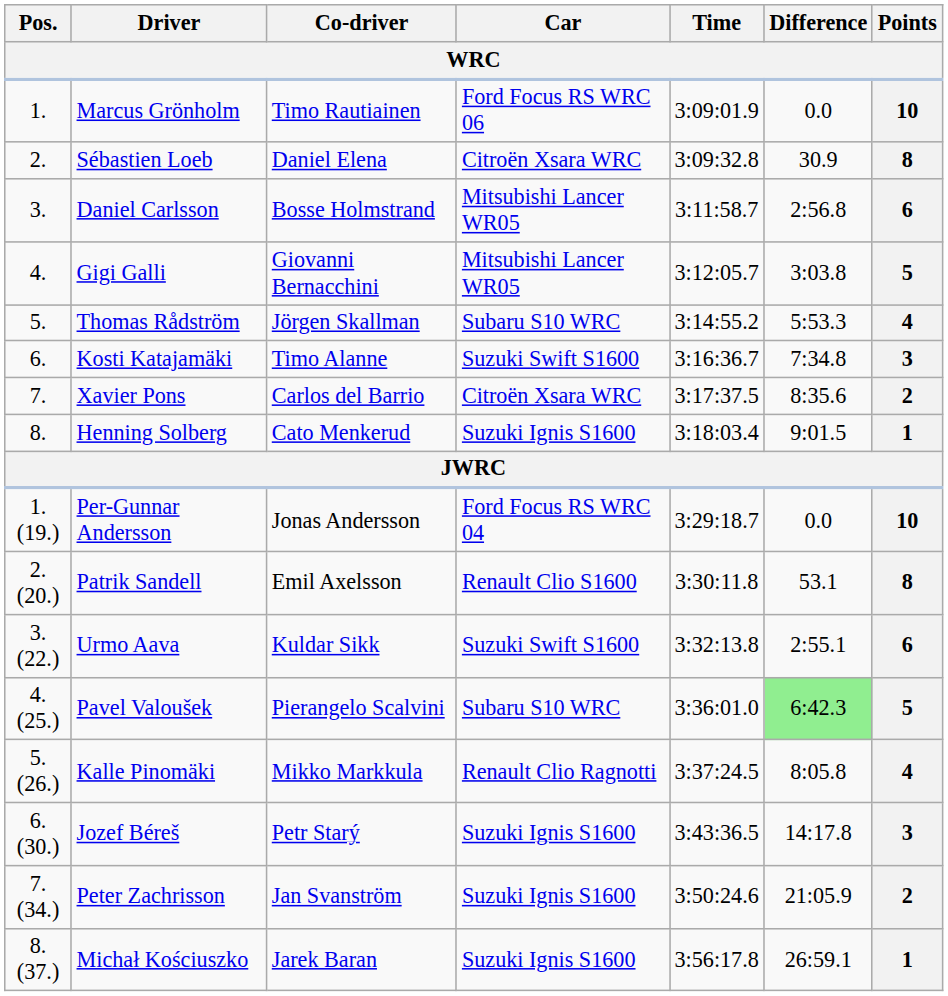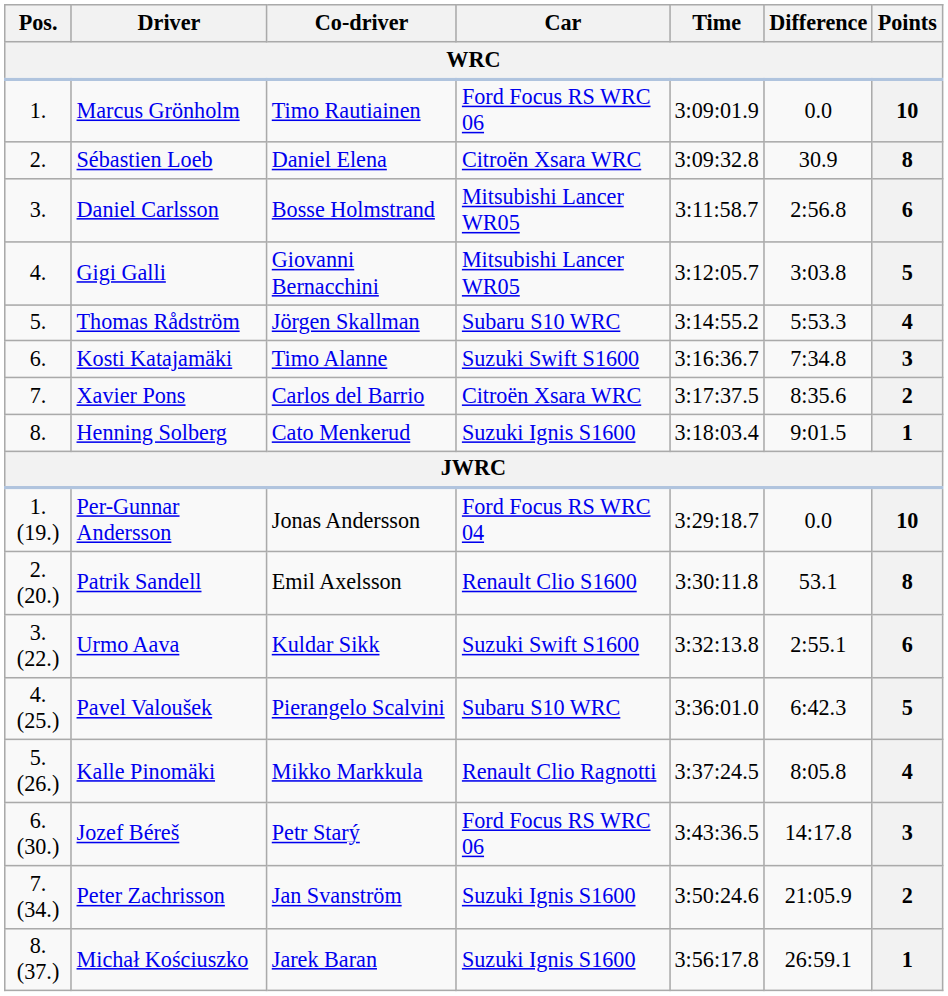(818, 708) lightgreen background -> (818, 708) no background
(549, 833) Suzuki Ignis S1600 -> (556, 833) Ford Focus RS WRC 06
